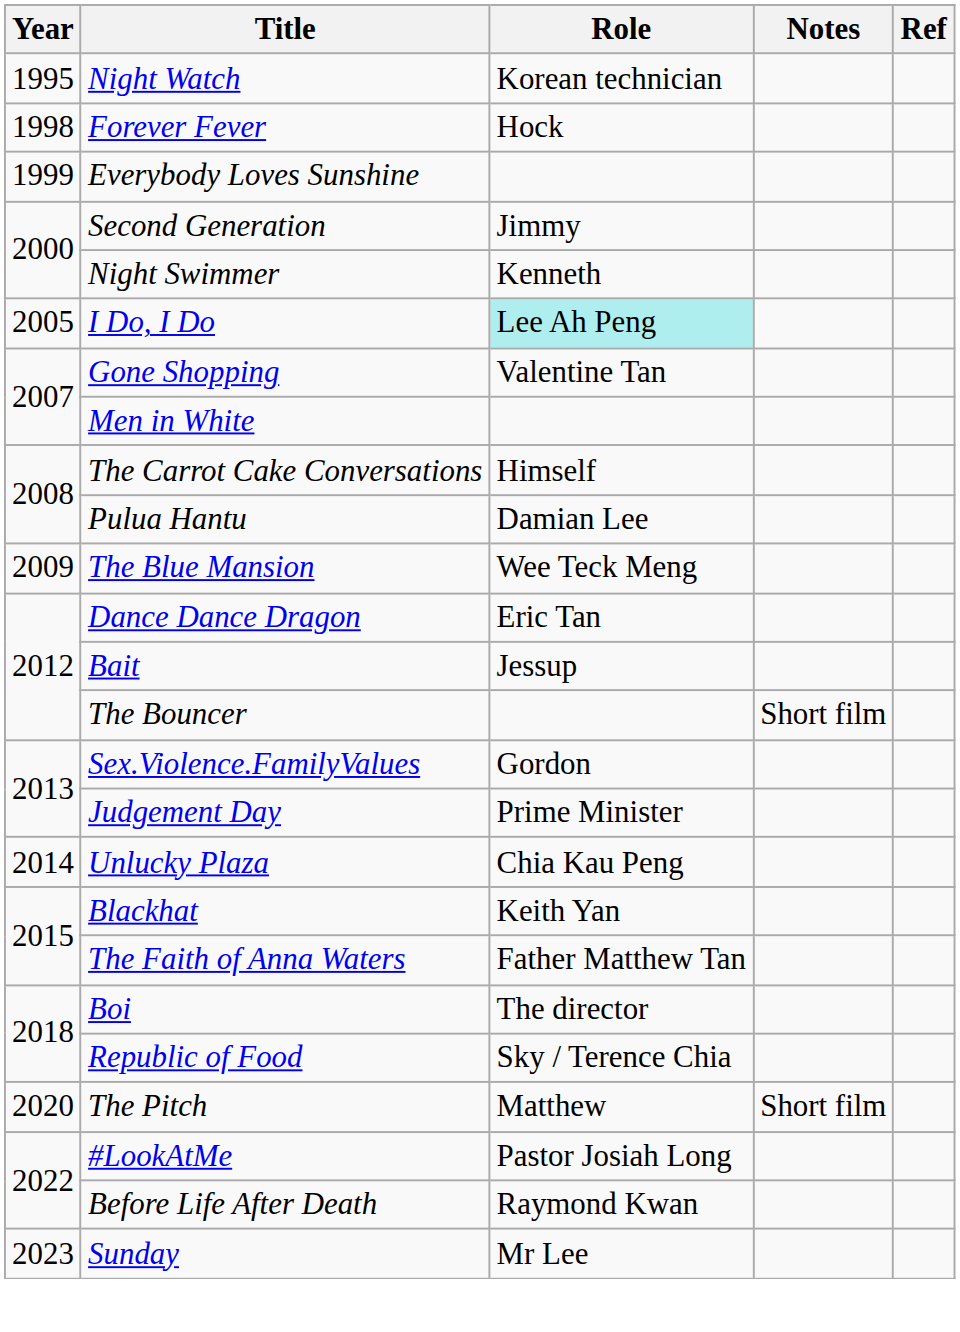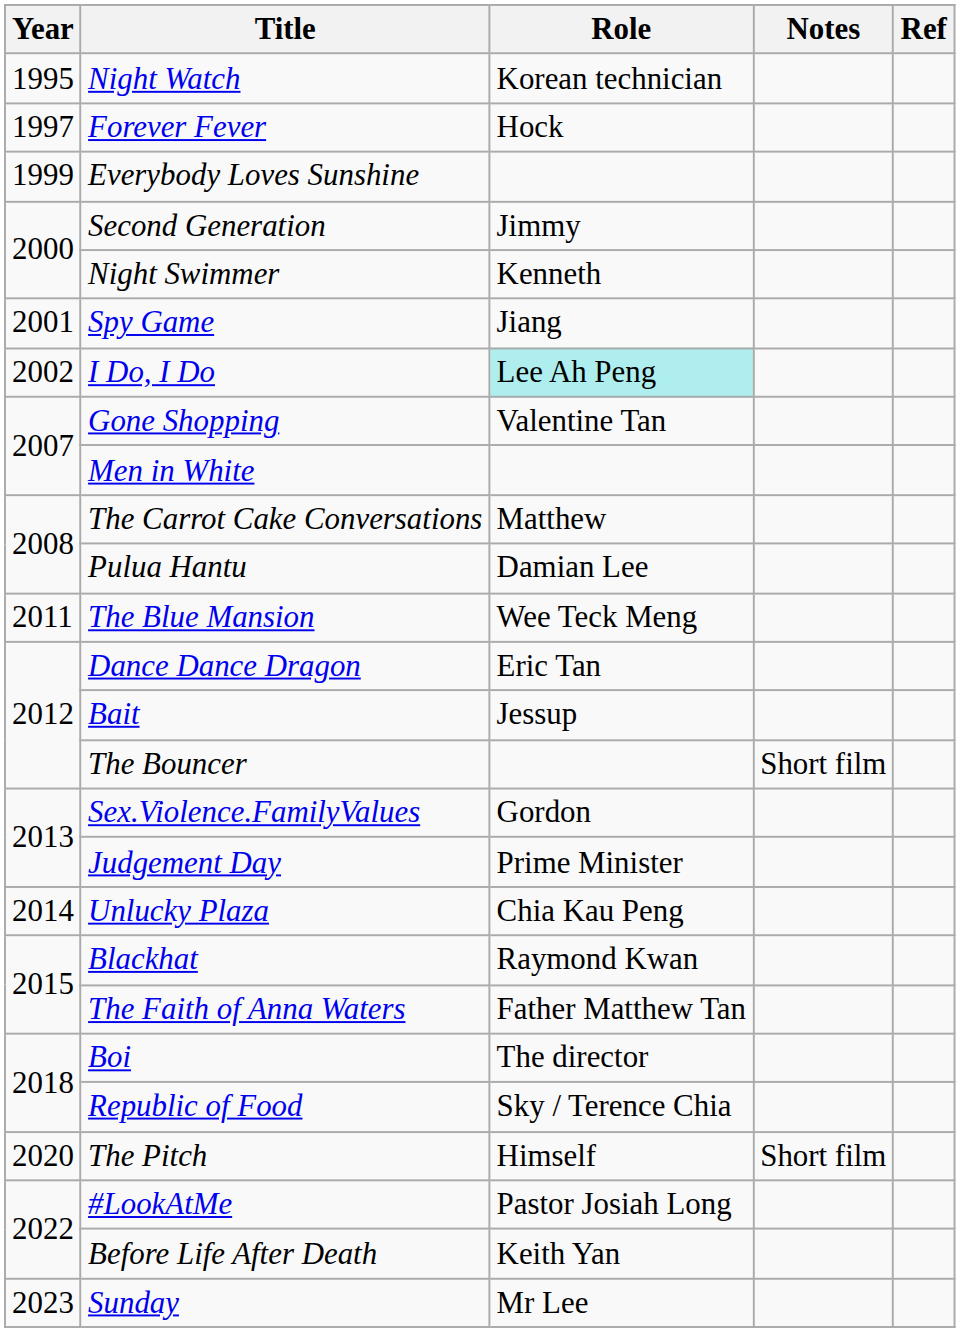(43, 126) 1998 -> (43, 126) 1997
+ row: (151, 322)
(43, 322) 2005 -> (43, 371) 2002
(546, 469) Himself -> (551, 518) Matthew
(43, 567) 2009 -> (42, 616) 2011
(558, 910) Keith Yan -> (597, 959) Raymond Kwan
(551, 1106) Matthew -> (546, 1155) Himself
(597, 1204) Raymond Kwan -> (558, 1253) Keith Yan
